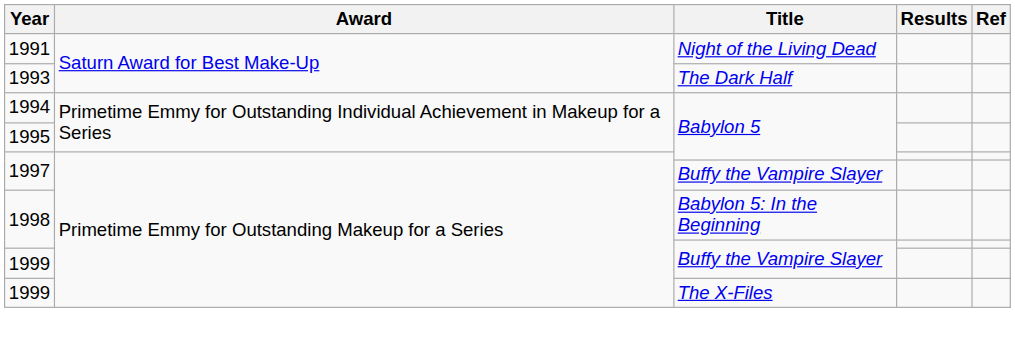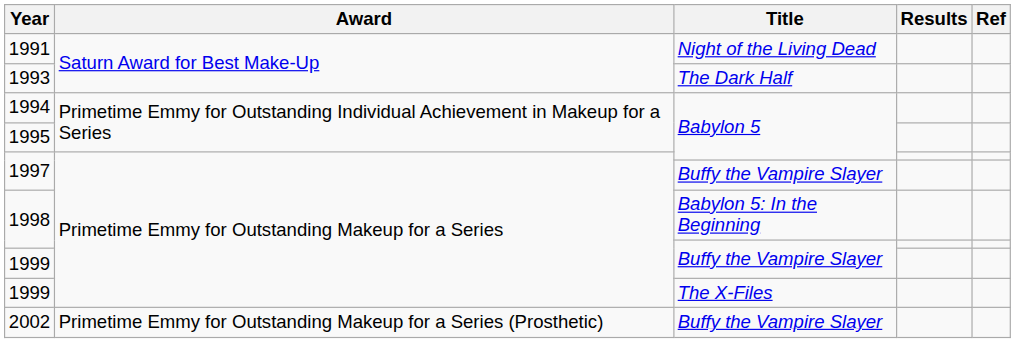+ row: (30, 322)
